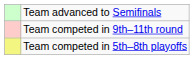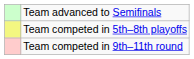rows swapped: (105, 46) <-> (103, 29)
